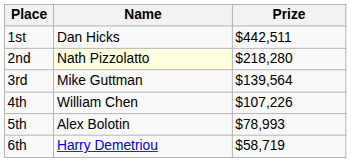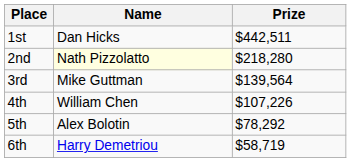(260, 124) $78,993 -> (260, 124) $78,292
